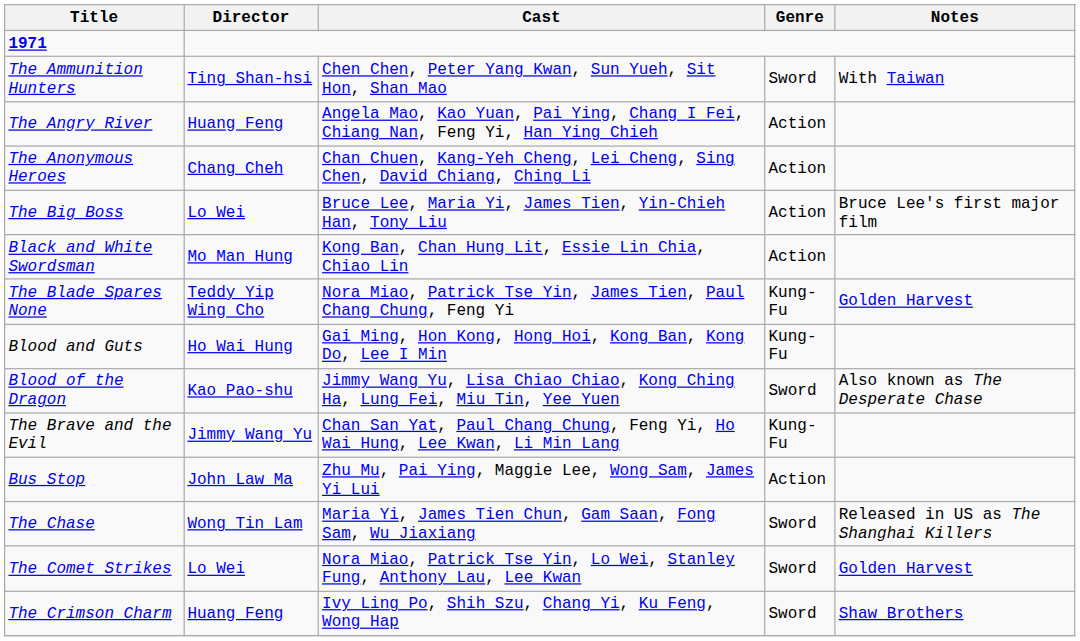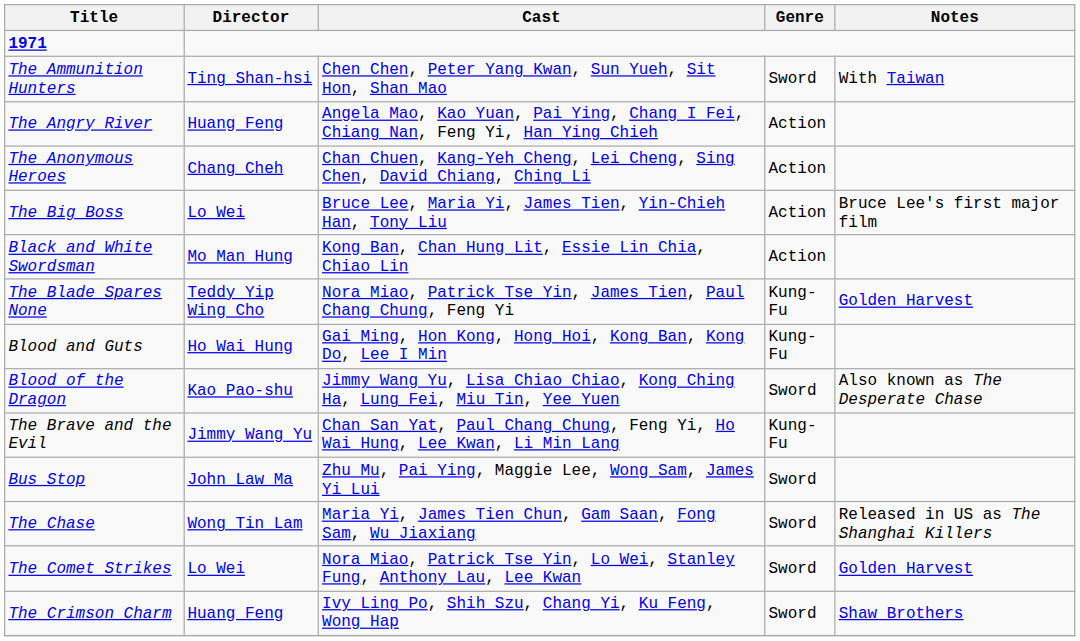(797, 480) Action -> (792, 480) Sword
